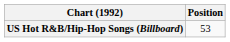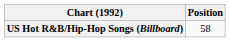(205, 28) 53 -> (205, 28) 58
